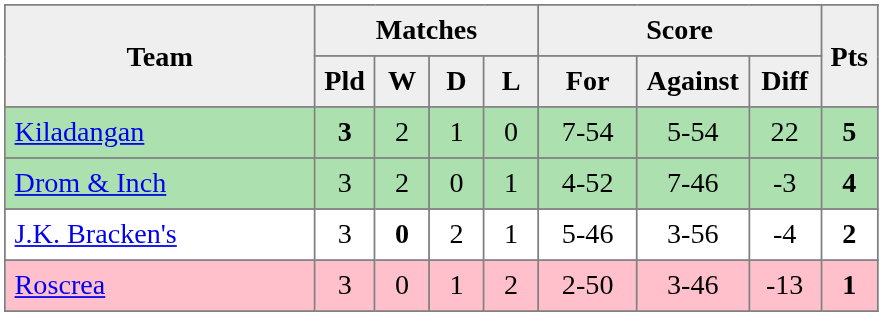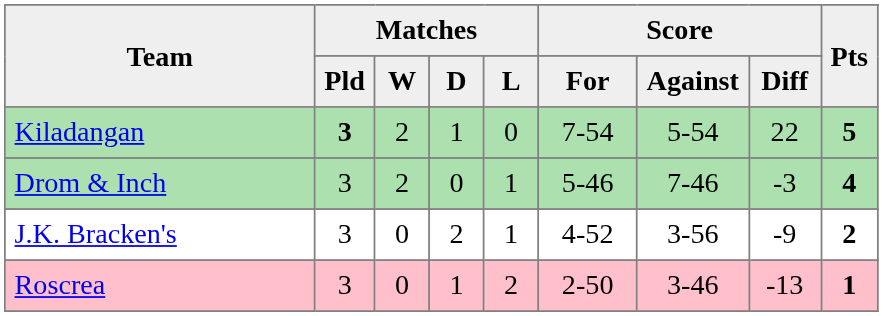(588, 183) 4-52 -> (588, 183) 5-46
(402, 234) bold -> (402, 234) normal
(588, 234) 5-46 -> (588, 234) 4-52
(785, 234) -4 -> (785, 234) -9
